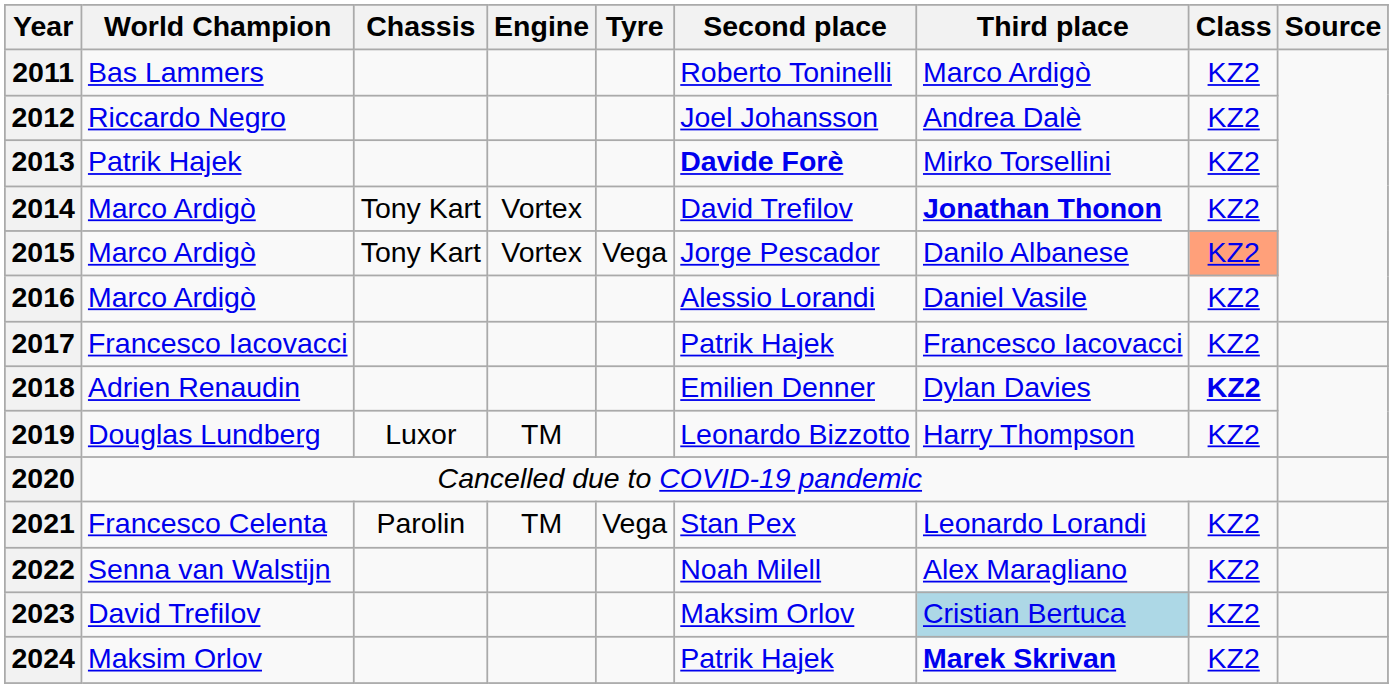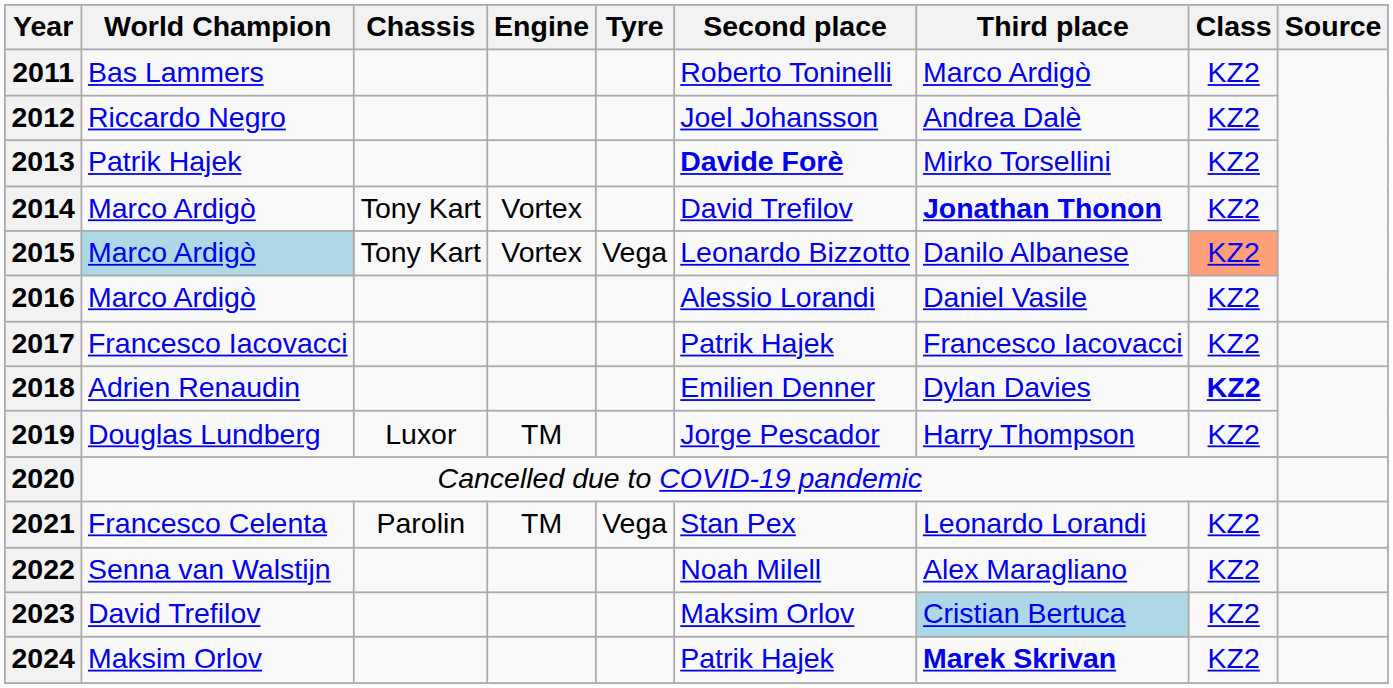(172, 252) no background -> (172, 252) lightblue background
(780, 252) Jorge Pescador -> (795, 252) Leonardo Bizzotto
(795, 433) Leonardo Bizzotto -> (780, 433) Jorge Pescador
